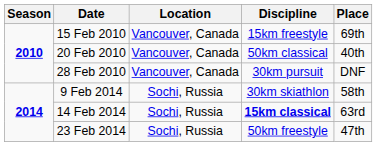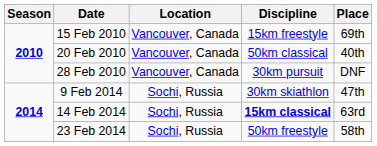(353, 92) 58th -> (353, 92) 47th
(353, 131) 47th -> (353, 131) 58th
